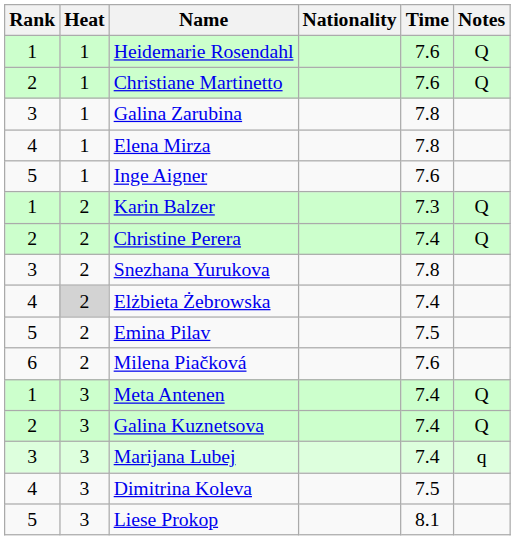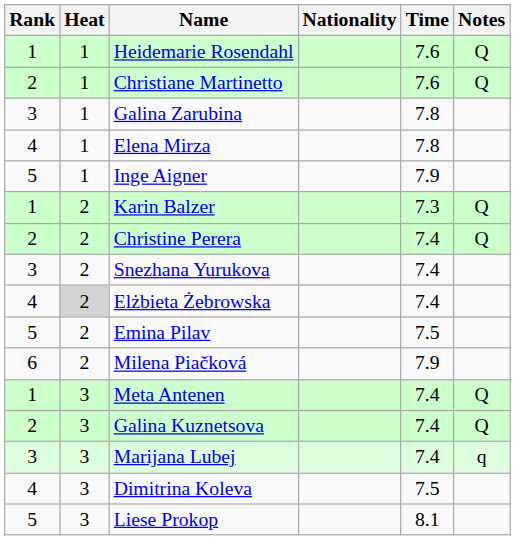(427, 176) 7.6 -> (427, 176) 7.9
(427, 269) 7.8 -> (427, 269) 7.4
(427, 363) 7.6 -> (427, 363) 7.9
